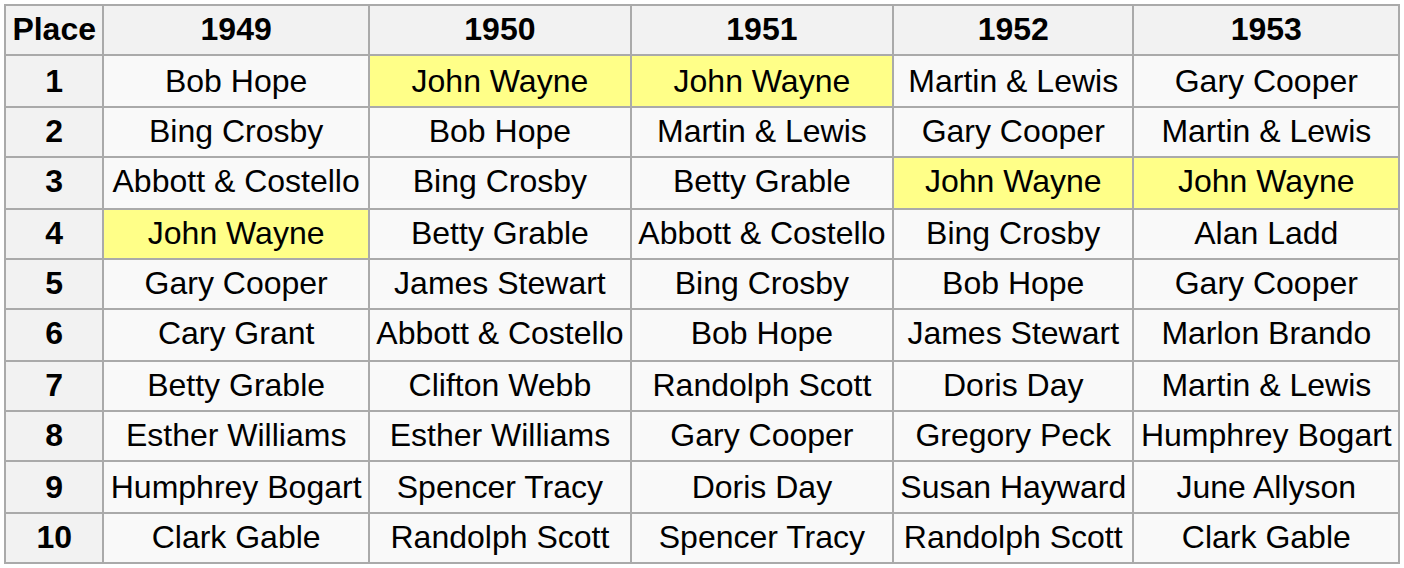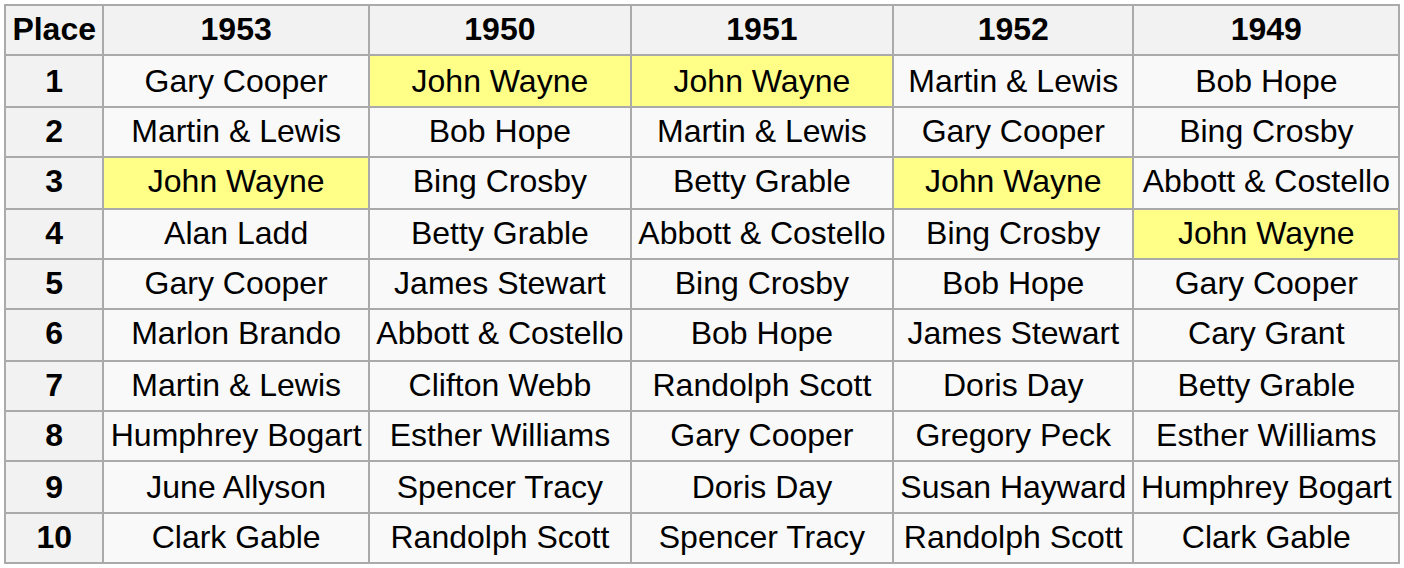columns swapped: (236, 29) <-> (1266, 29)
